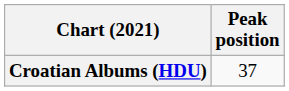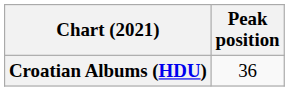(248, 70) 37 -> (248, 70) 36
